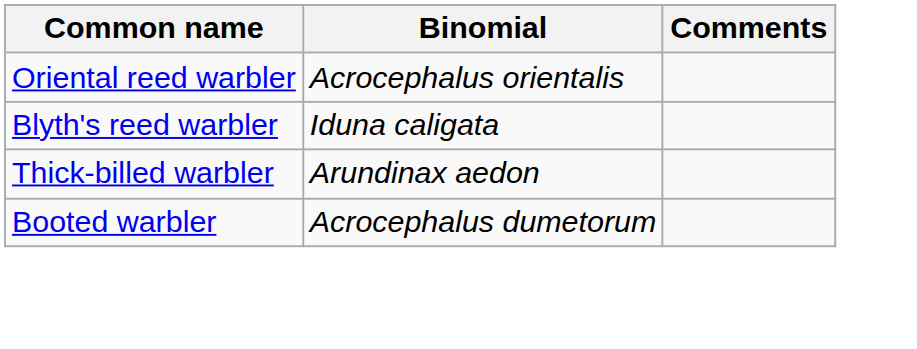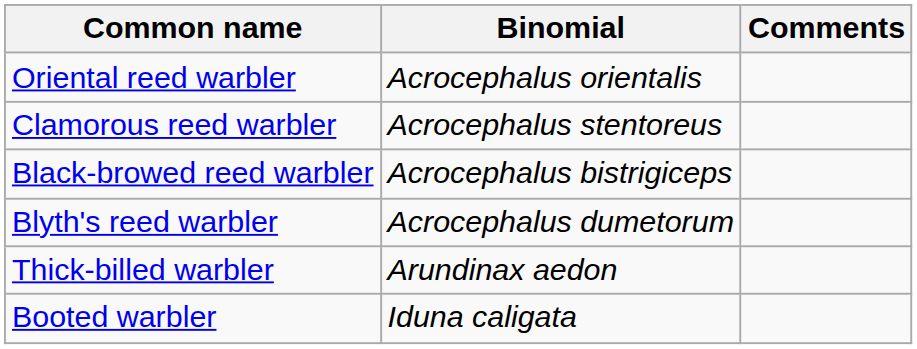+ row: (174, 125)
+ row: (193, 173)
(404, 125) Iduna caligata -> (561, 221) Acrocephalus dumetorum
(483, 221) Acrocephalus dumetorum -> (482, 317) Iduna caligata
